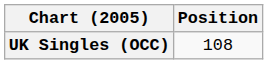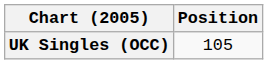(218, 46) 108 -> (218, 46) 105
